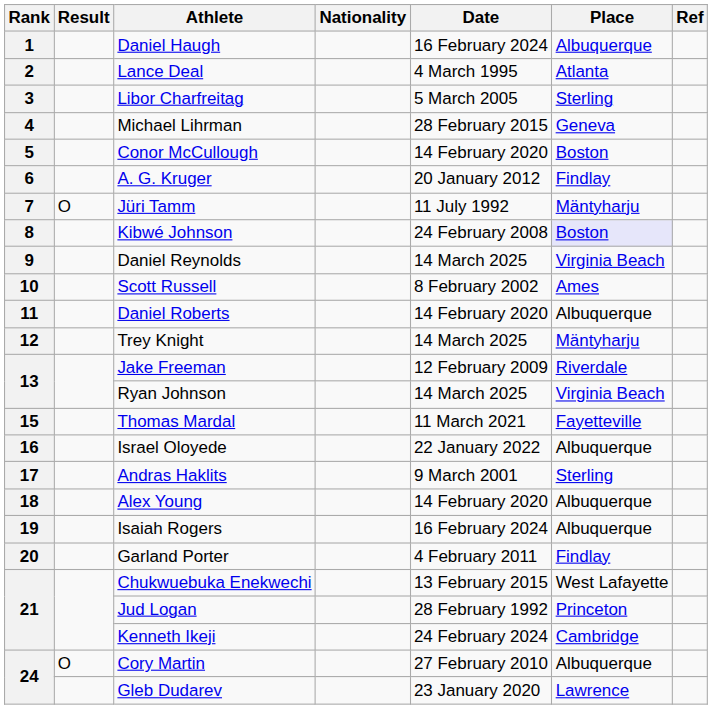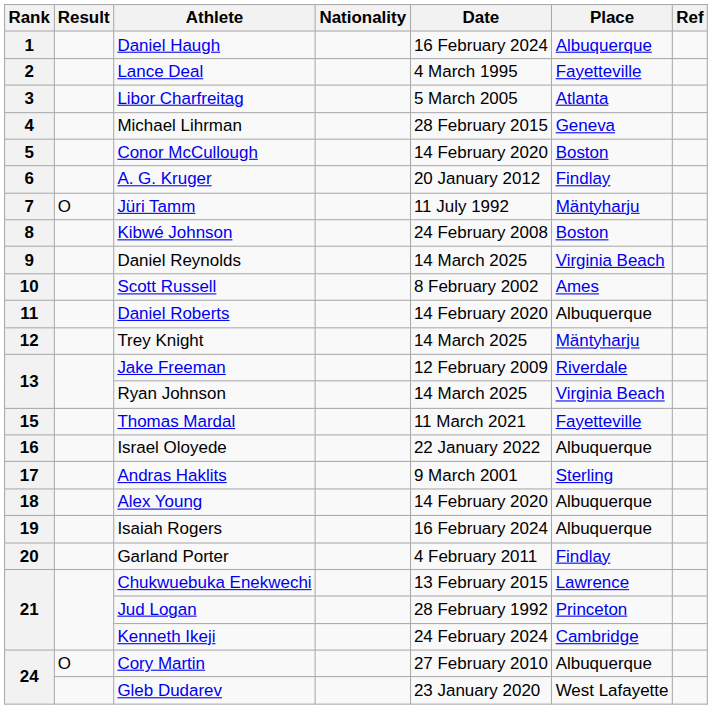(582, 71) Atlanta -> (599, 71) Fayetteville
(584, 98) Sterling -> (582, 98) Atlanta
(582, 233) lavender background -> (582, 233) no background
(612, 582) West Lafayette -> (592, 582) Lawrence
(592, 690) Lawrence -> (612, 690) West Lafayette
